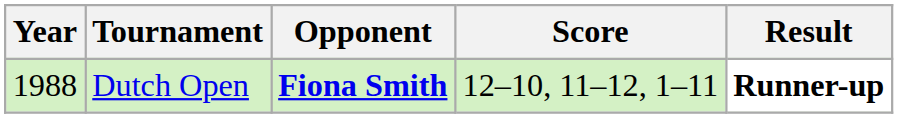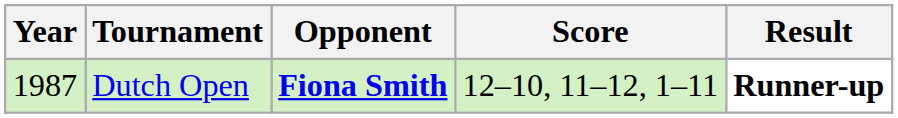(45, 84) 1988 -> (45, 84) 1987
